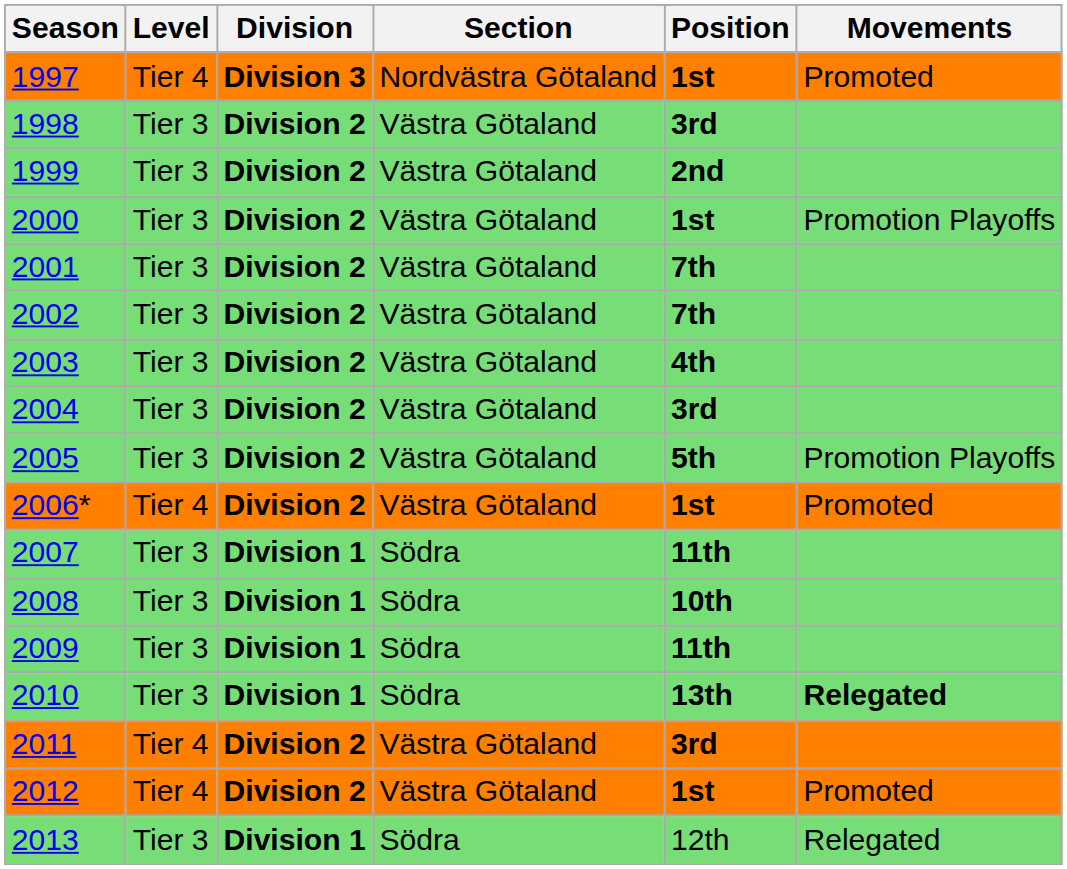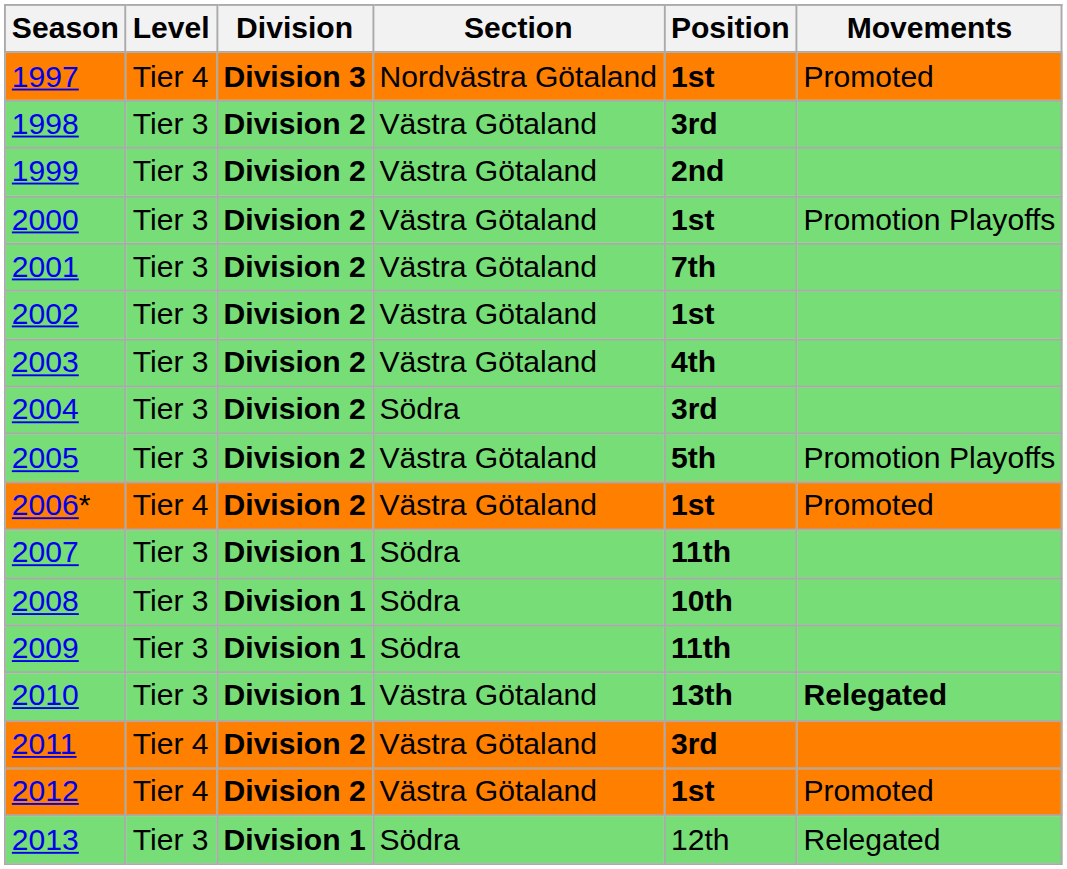(693, 314) 7th -> (693, 314) 1st
(488, 409) Västra Götaland -> (420, 409) Södra
(420, 696) Södra -> (488, 696) Västra Götaland
